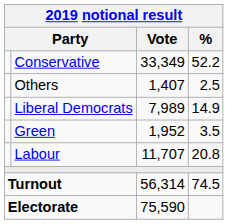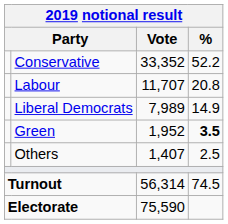(163, 62) 33,349 -> (163, 62) 33,352
rows swapped: (37, 154) <-> (36, 85)
(210, 131) normal -> (210, 131) bold
